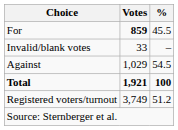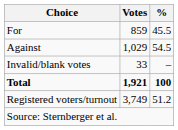(139, 30) bold -> (139, 30) normal
rows swapped: (24, 64) <-> (49, 47)
